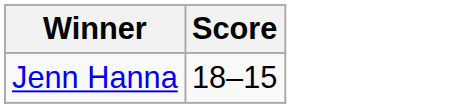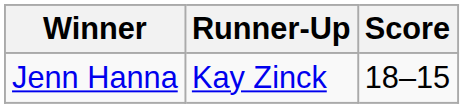+ column: (271, 28)
